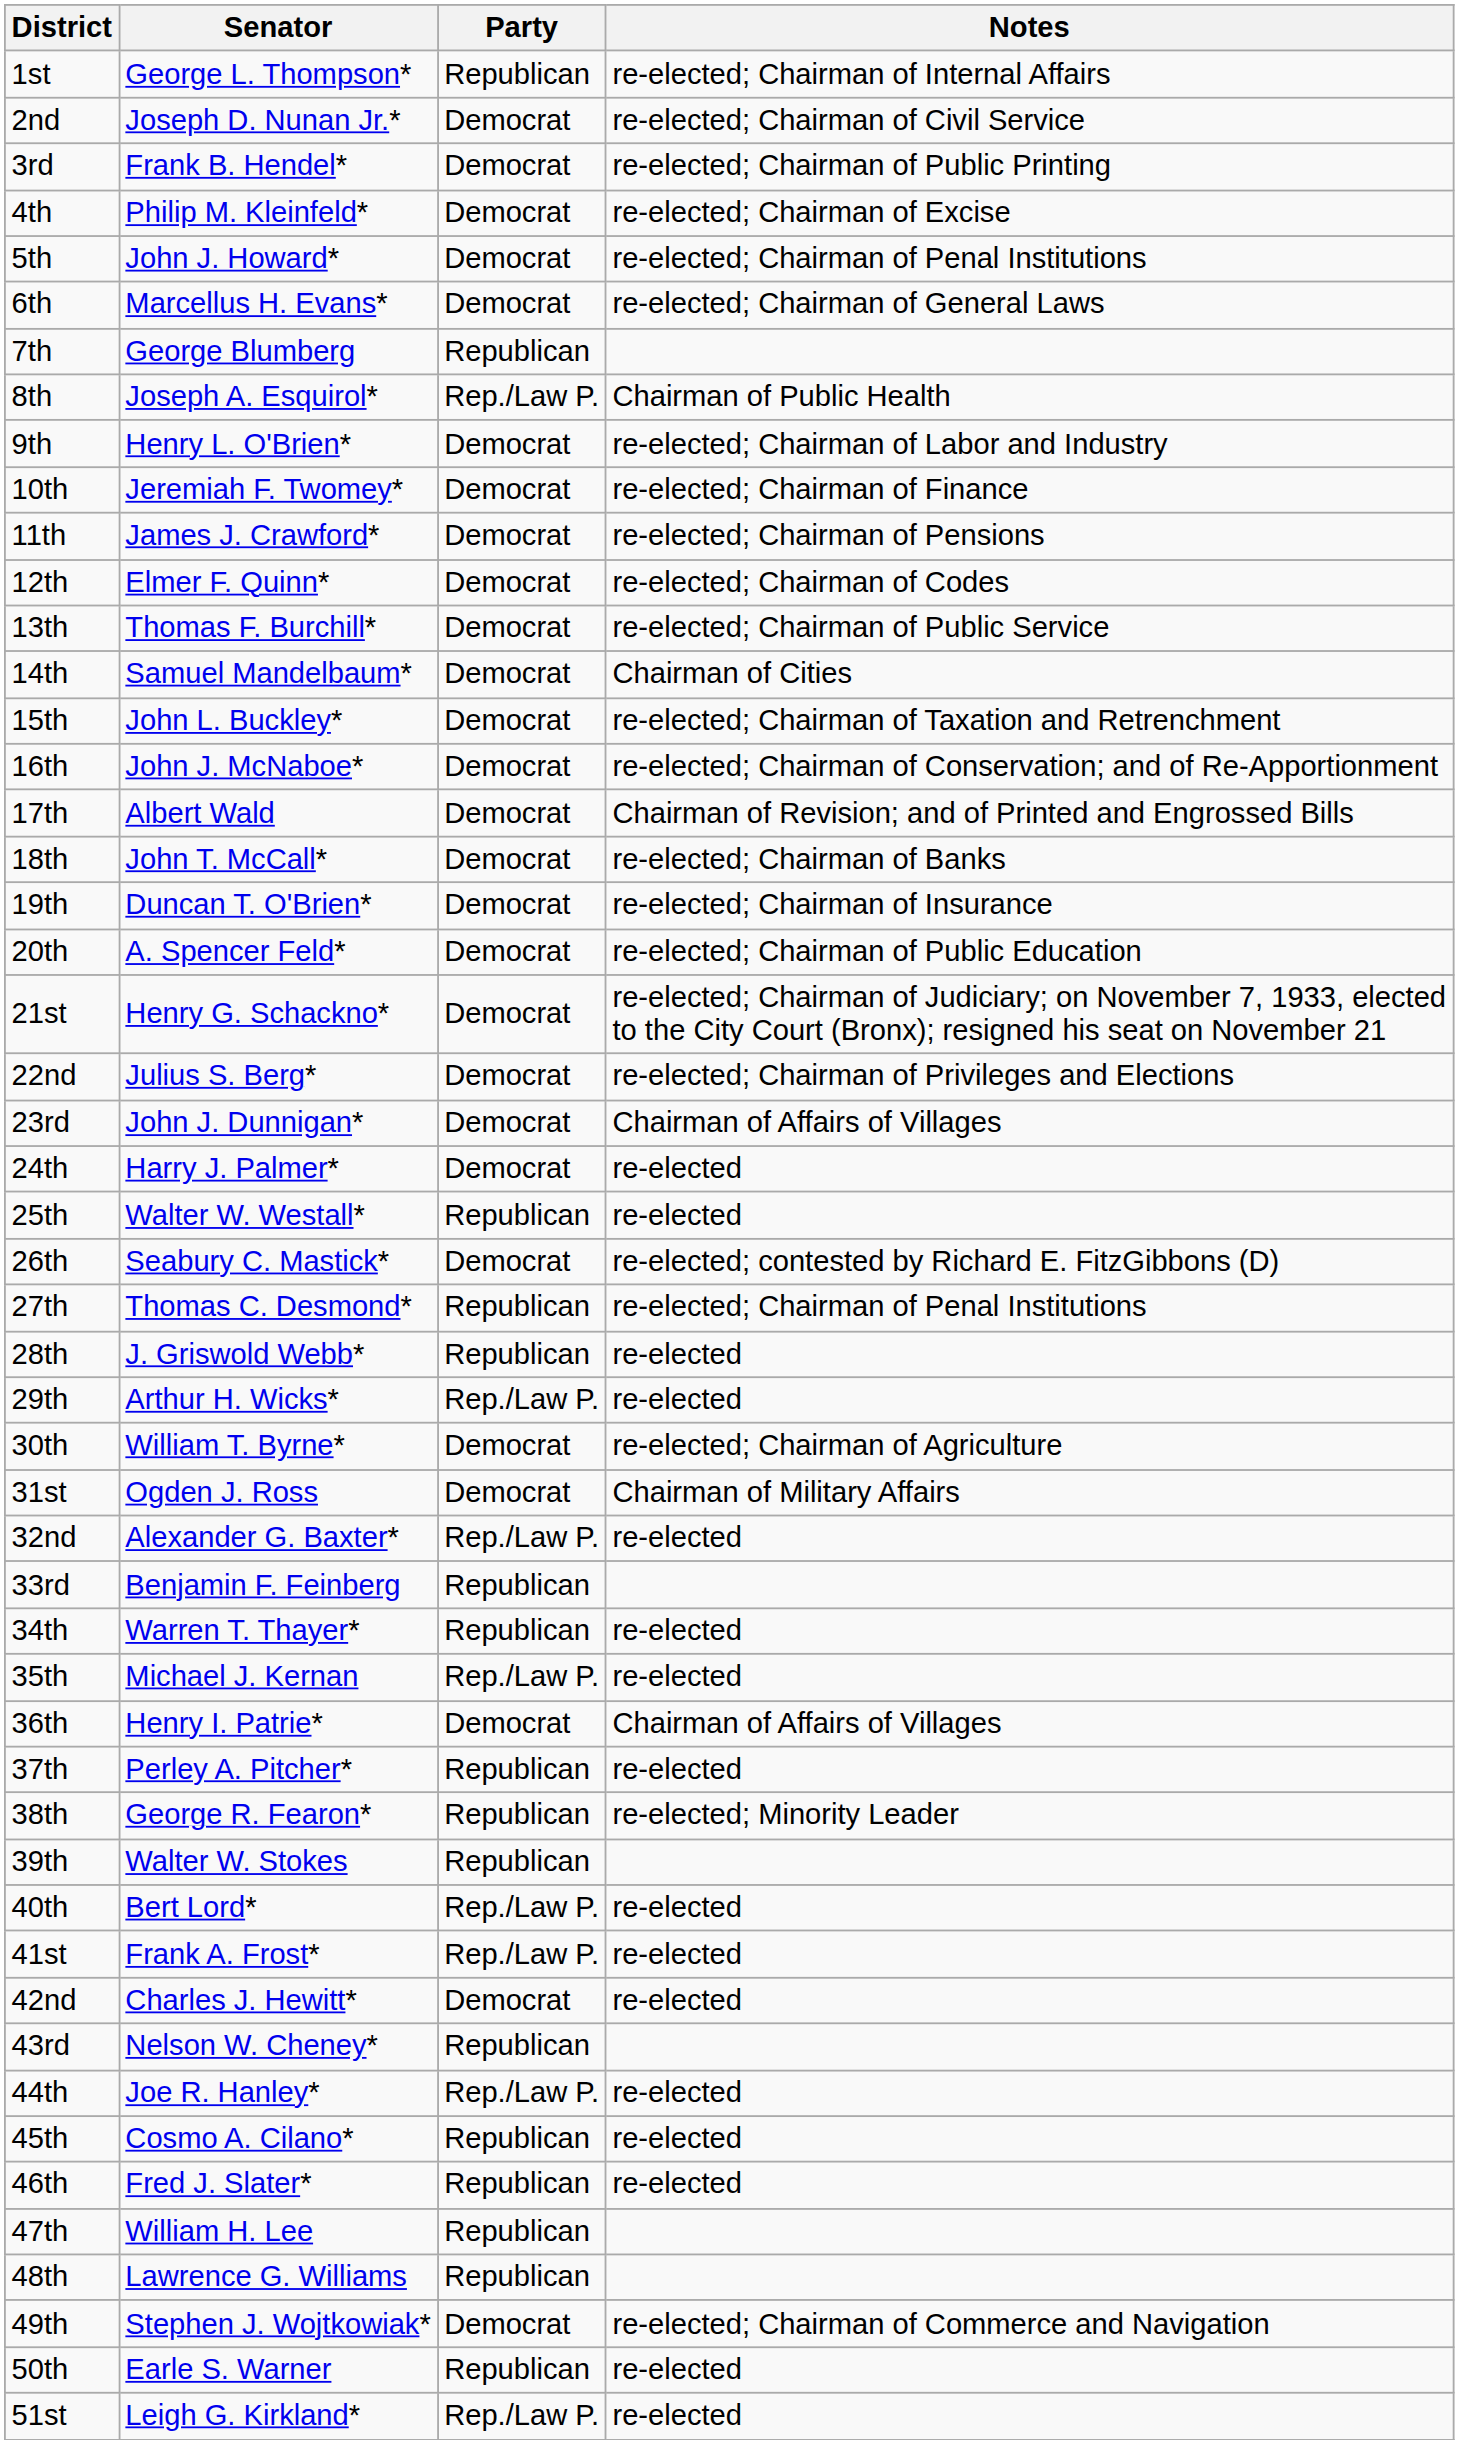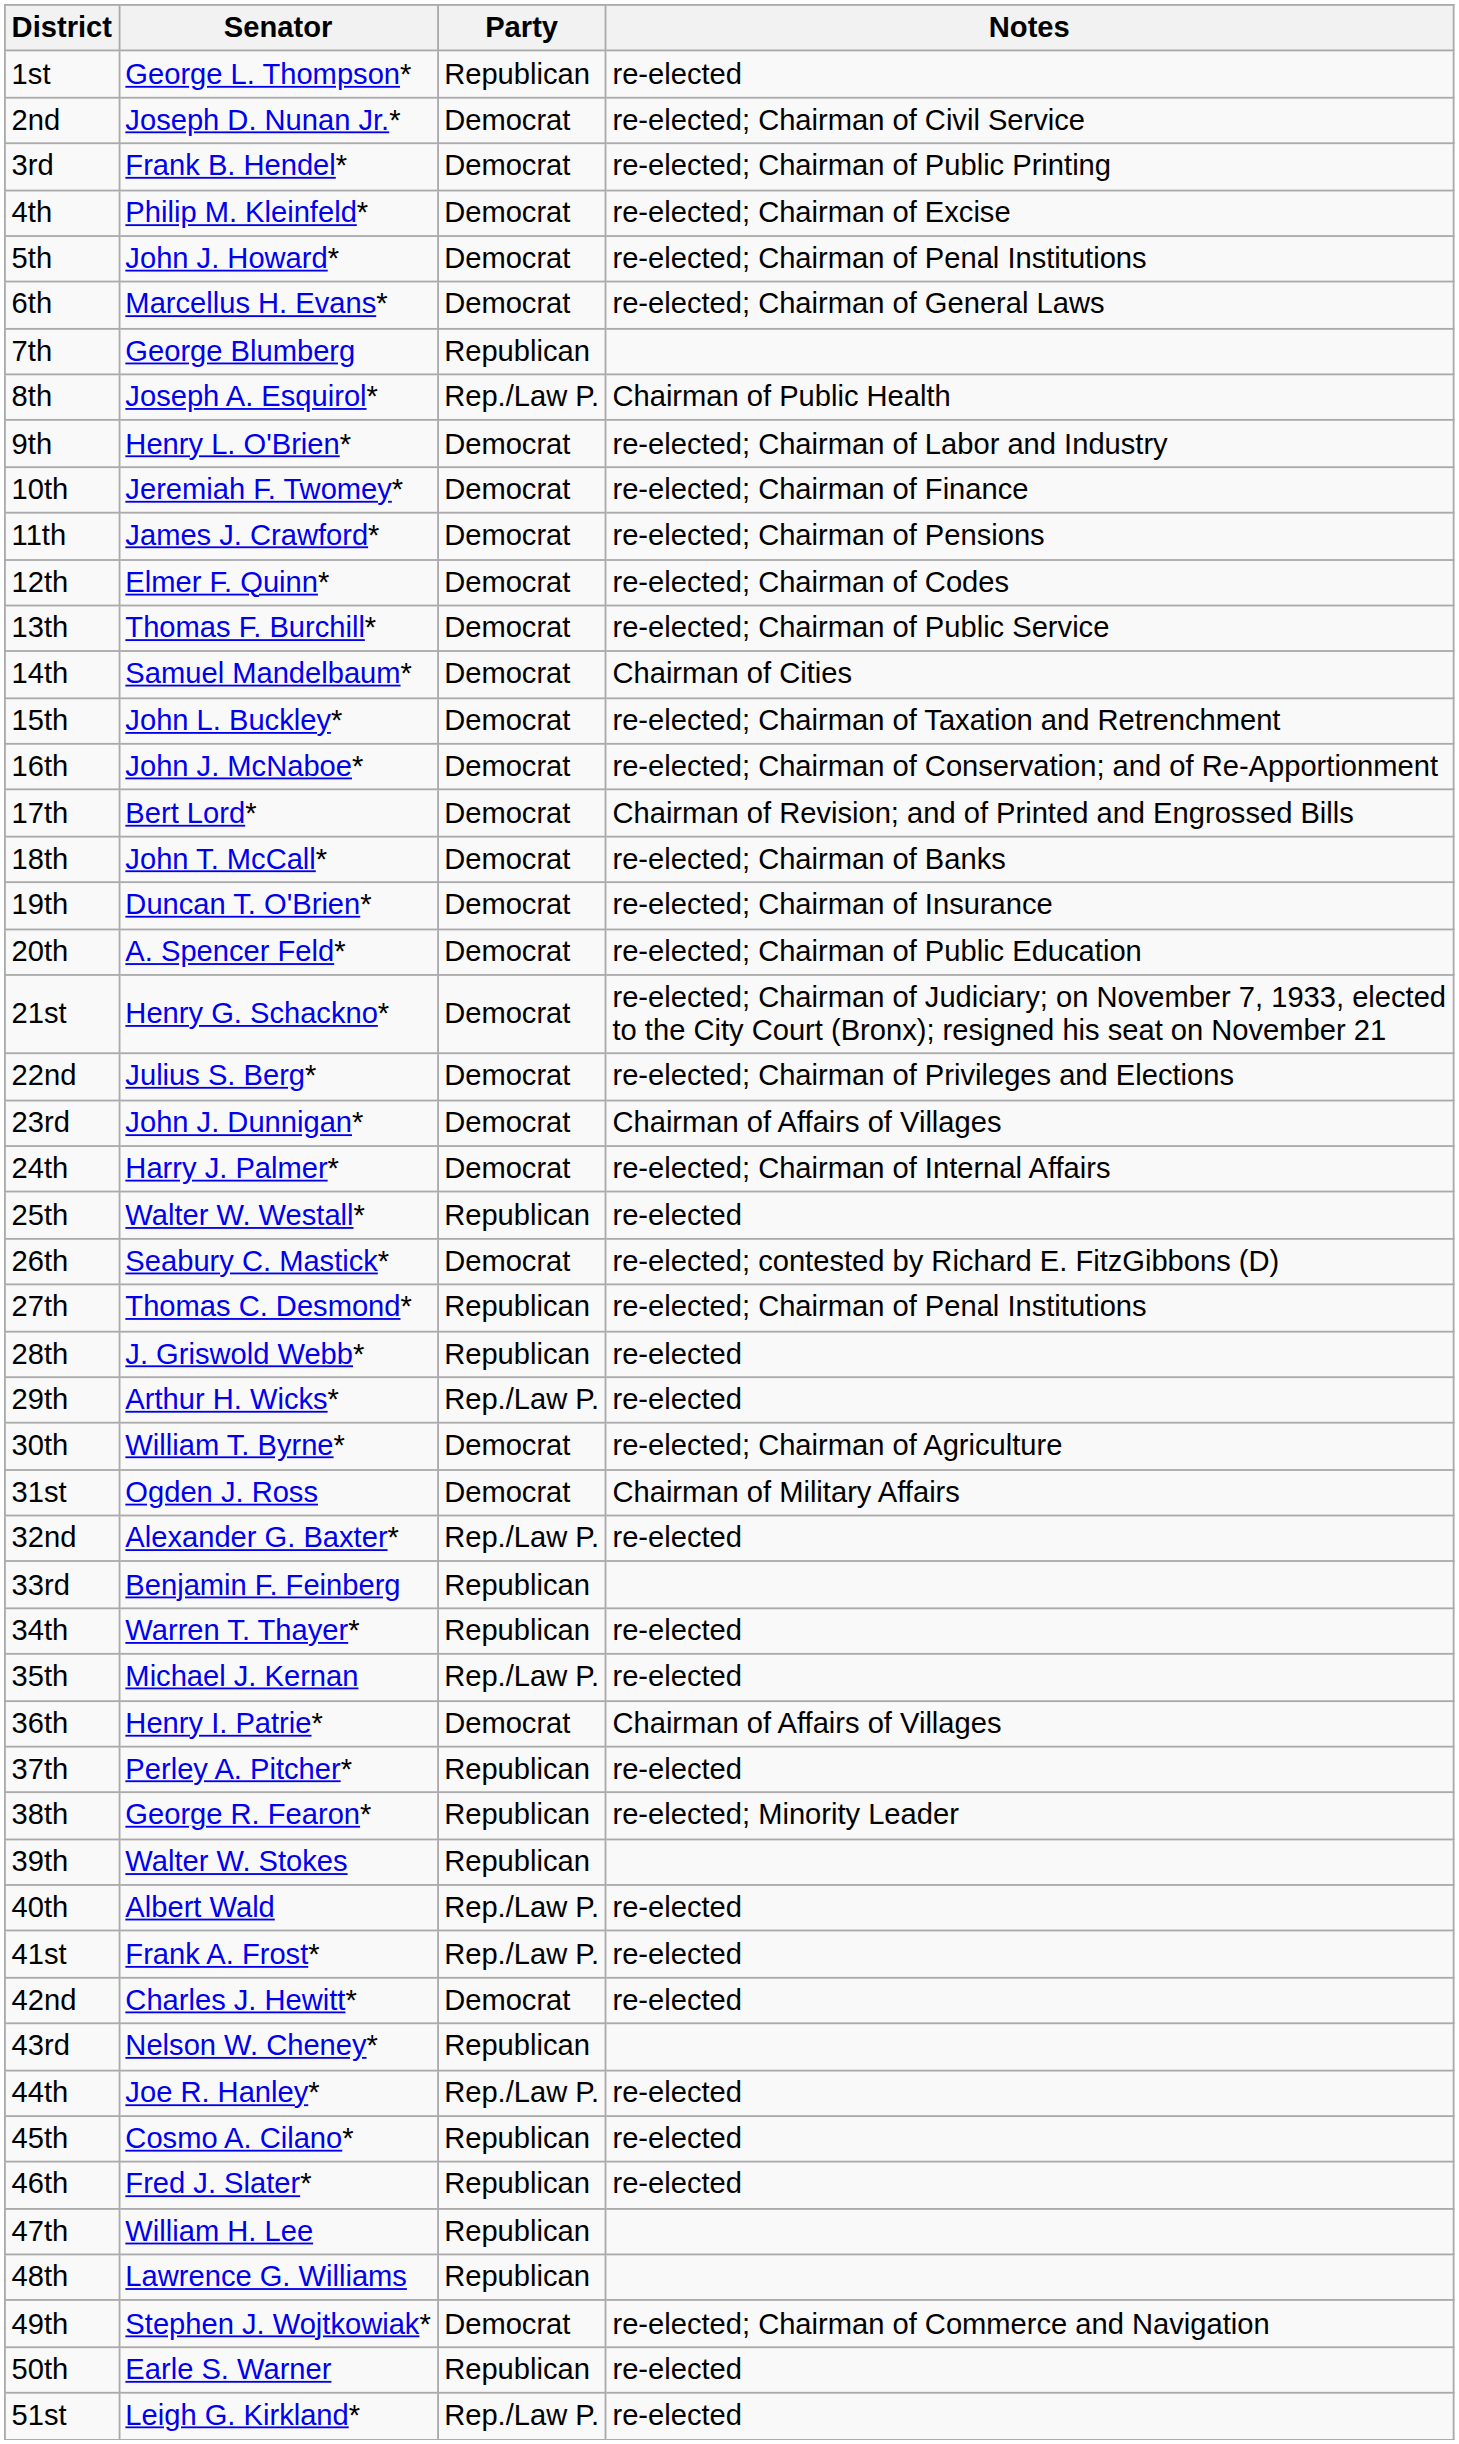(861, 73) re-elected; Chairman of Internal Affairs -> (677, 73) re-elected
(200, 812) Albert Wald -> (191, 812) Bert Lord*
(677, 1168) re-elected -> (861, 1168) re-elected; Chairman of Internal Affairs
(191, 1907) Bert Lord* -> (200, 1907) Albert Wald
